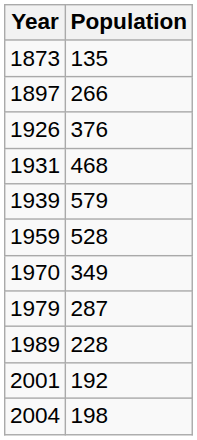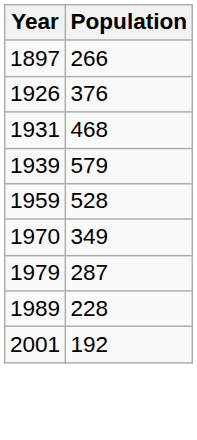- row: (35, 58)
- row: (35, 415)
